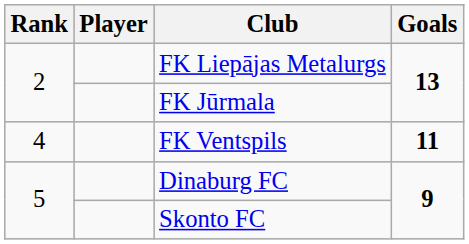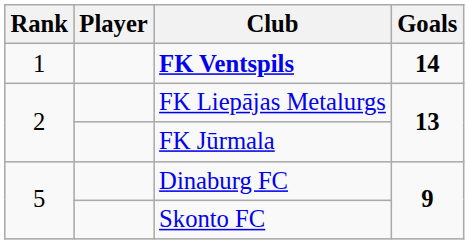+ row: (39, 63)
- row: (39, 141)
